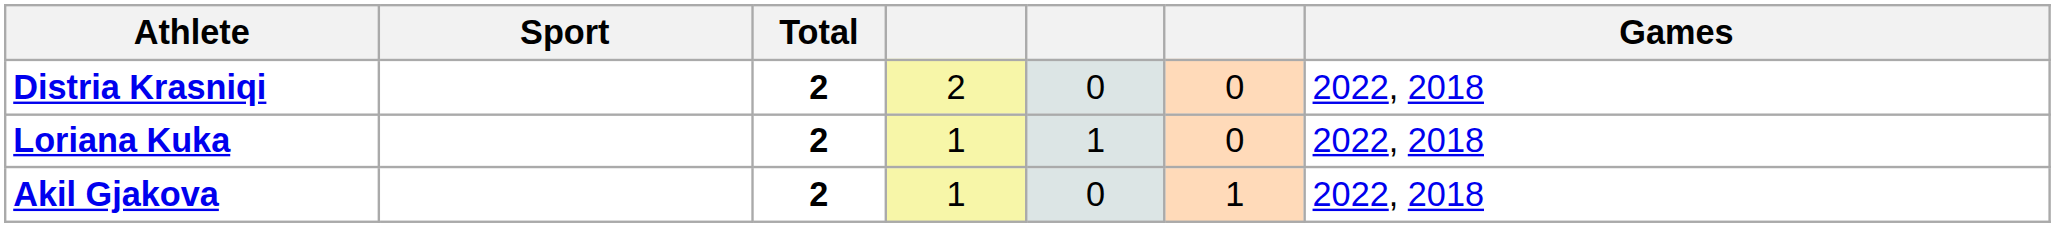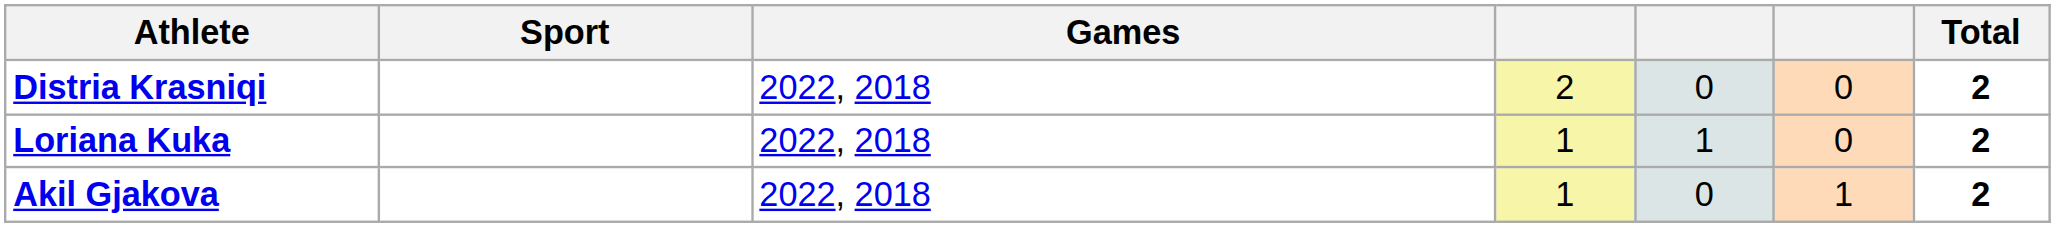columns swapped: (1676, 33) <-> (819, 33)
